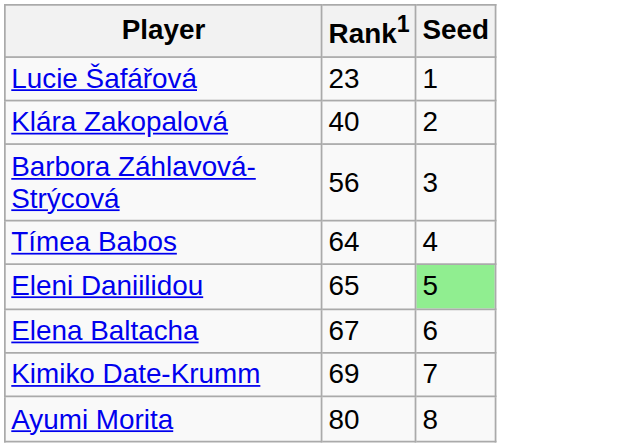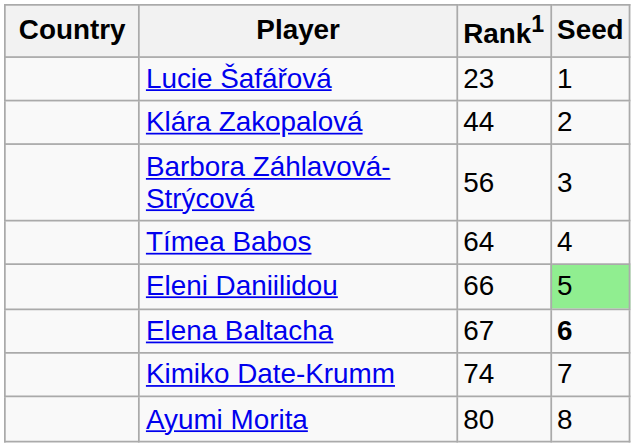+ column: (72, 30)
(344, 122) 40 -> (479, 122) 44
(344, 286) 65 -> (479, 286) 66
(430, 330) normal -> (565, 330) bold
(344, 374) 69 -> (479, 374) 74
